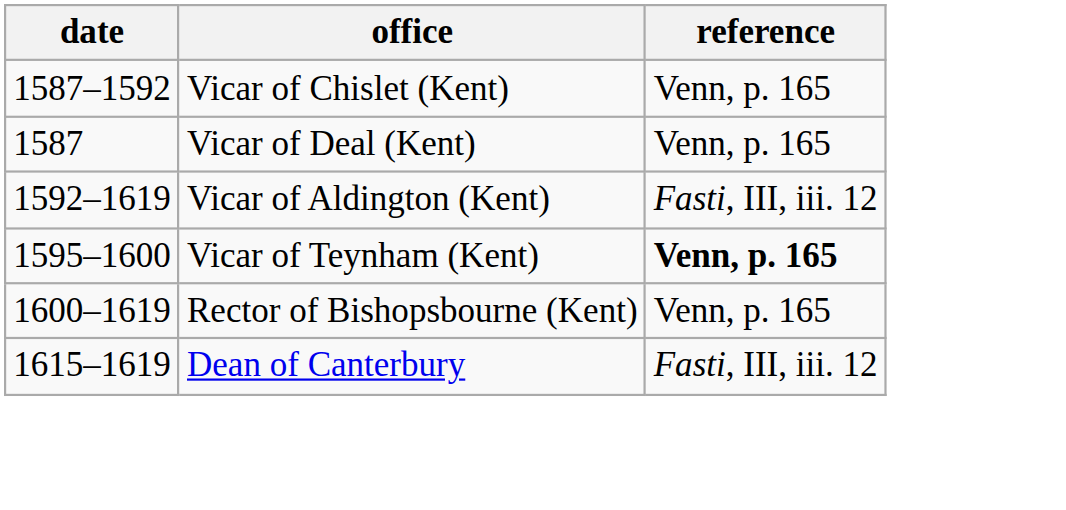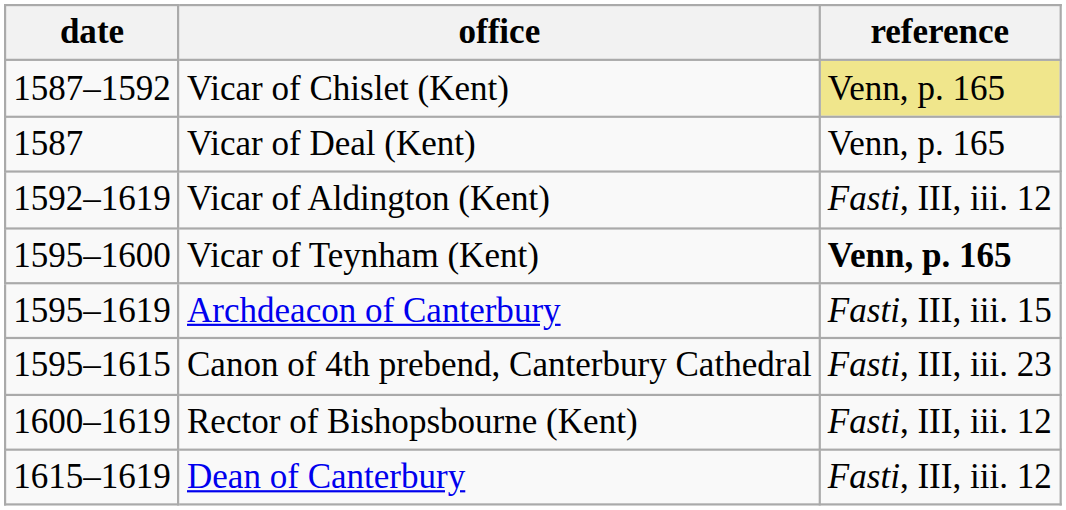(742, 87) no background -> (916, 87) khaki background
+ row: (374, 310)
+ row: (499, 365)
(742, 310) Venn, p. 165 -> (940, 421) Fasti, III, iii. 12
